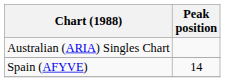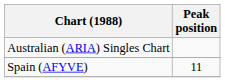(196, 67) 14 -> (196, 67) 11
